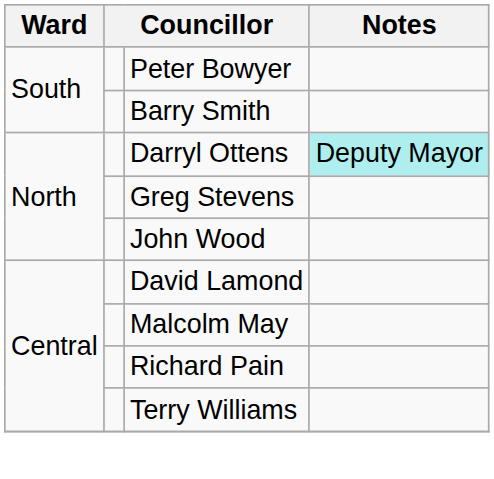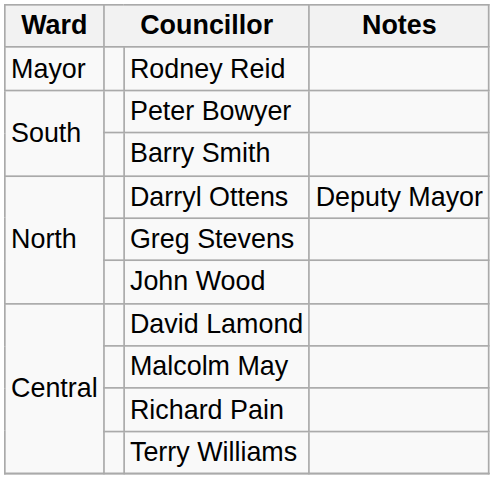+ row: (208, 68)
(399, 153) paleturquoise background -> (399, 196) no background
